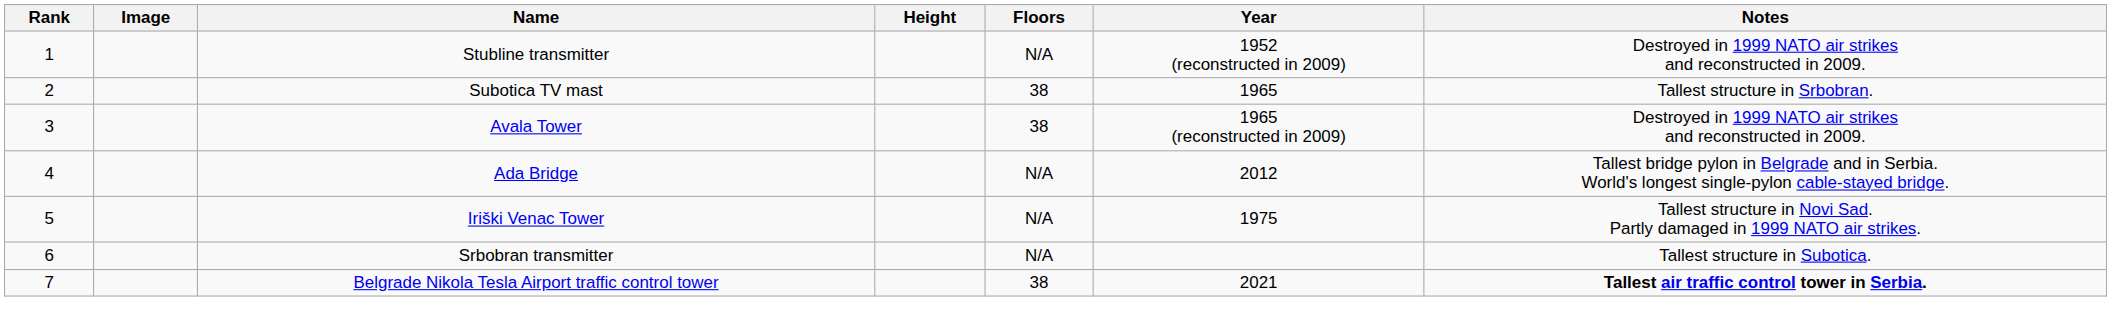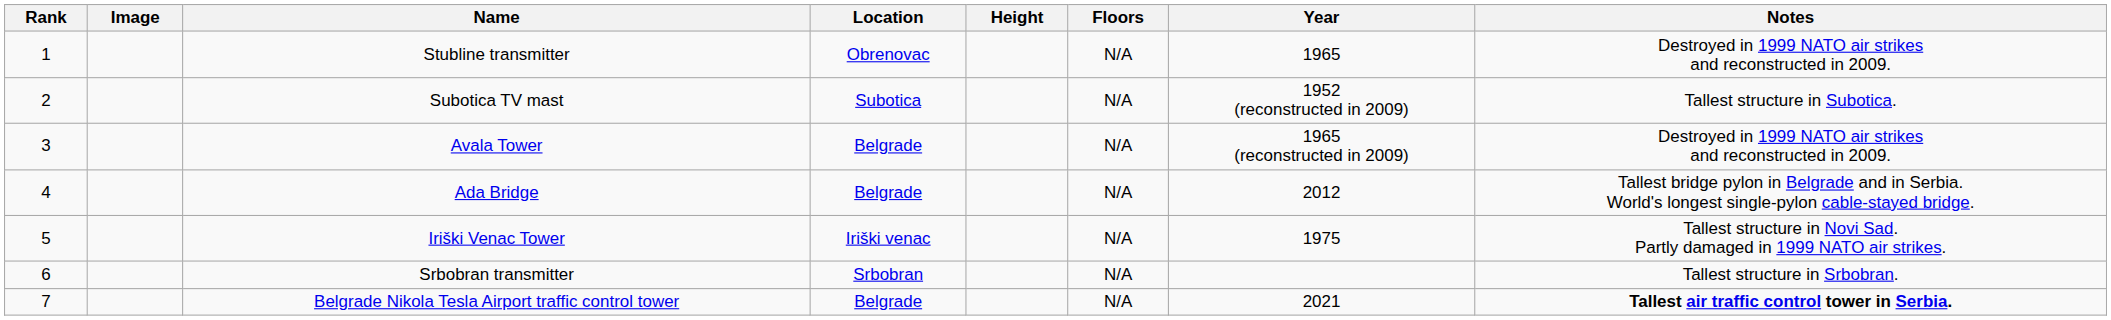+ column: (888, 17)
(1259, 54) 1952 (reconstructed in 2009) -> (1322, 54) 1965
(1039, 90) 38 -> (1118, 100) N/A
(1259, 90) 1965 -> (1322, 100) 1952 (reconstructed in 2009)
(1765, 90) Tallest structure in Srbobran. -> (1791, 100) Tallest structure in Subotica.
(1039, 127) 38 -> (1118, 146) N/A
(1765, 255) Tallest structure in Subotica. -> (1791, 274) Tallest structure in Srbobran.
(1039, 282) 38 -> (1118, 301) N/A
